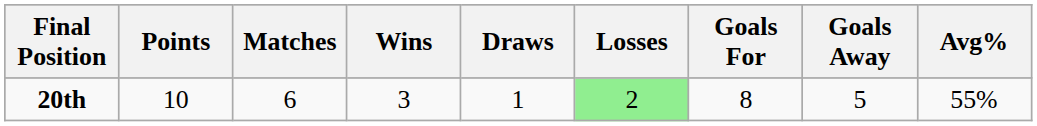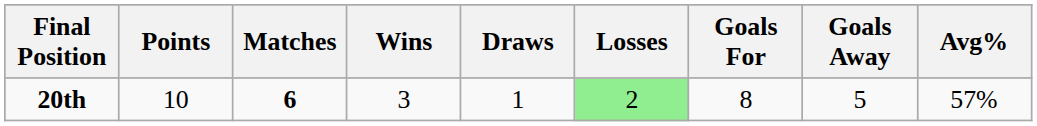(290, 99) normal -> (290, 99) bold
(974, 99) 55% -> (974, 99) 57%
